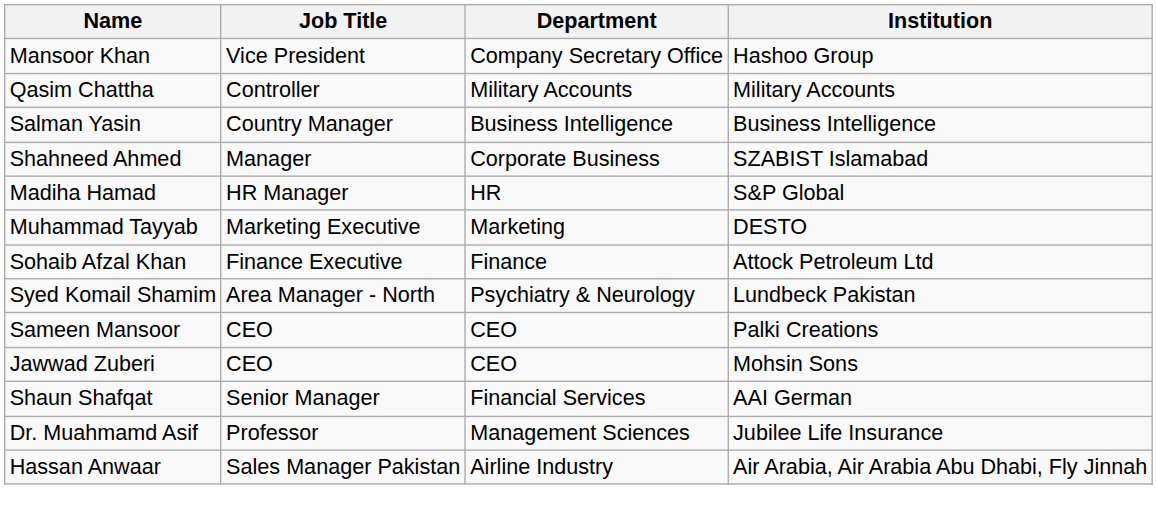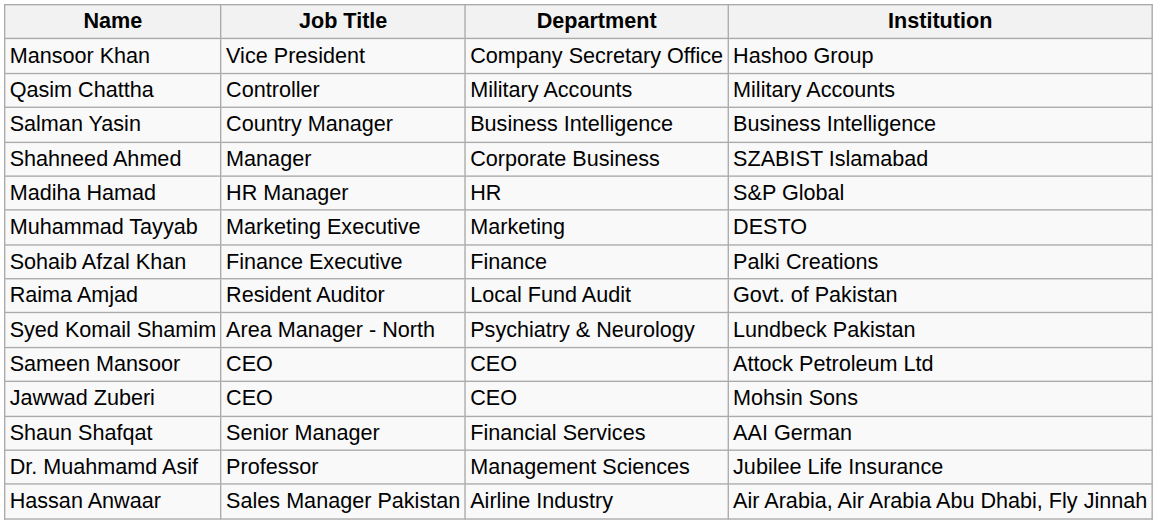(833, 261) Attock Petroleum Ltd -> (806, 261) Palki Creations
+ row: (74, 295)
(806, 329) Palki Creations -> (833, 364) Attock Petroleum Ltd
